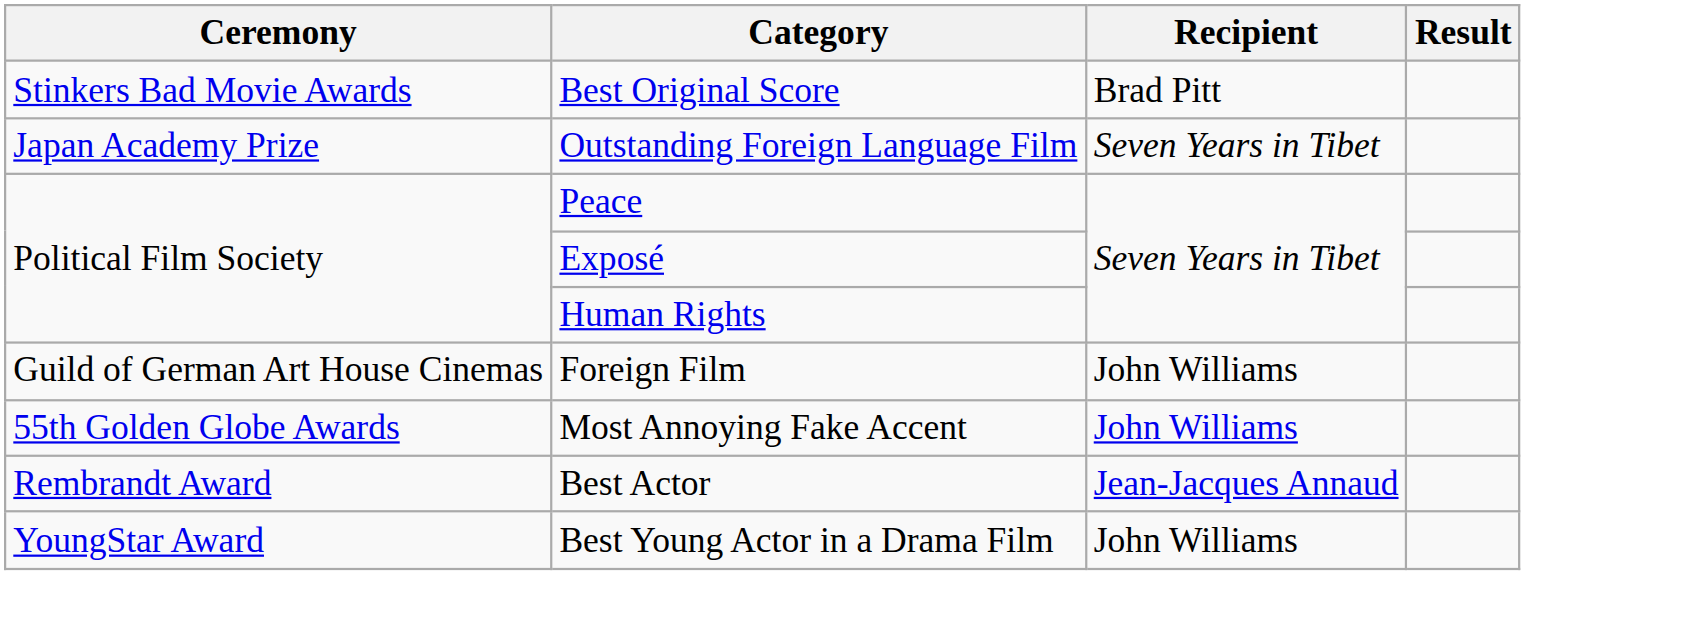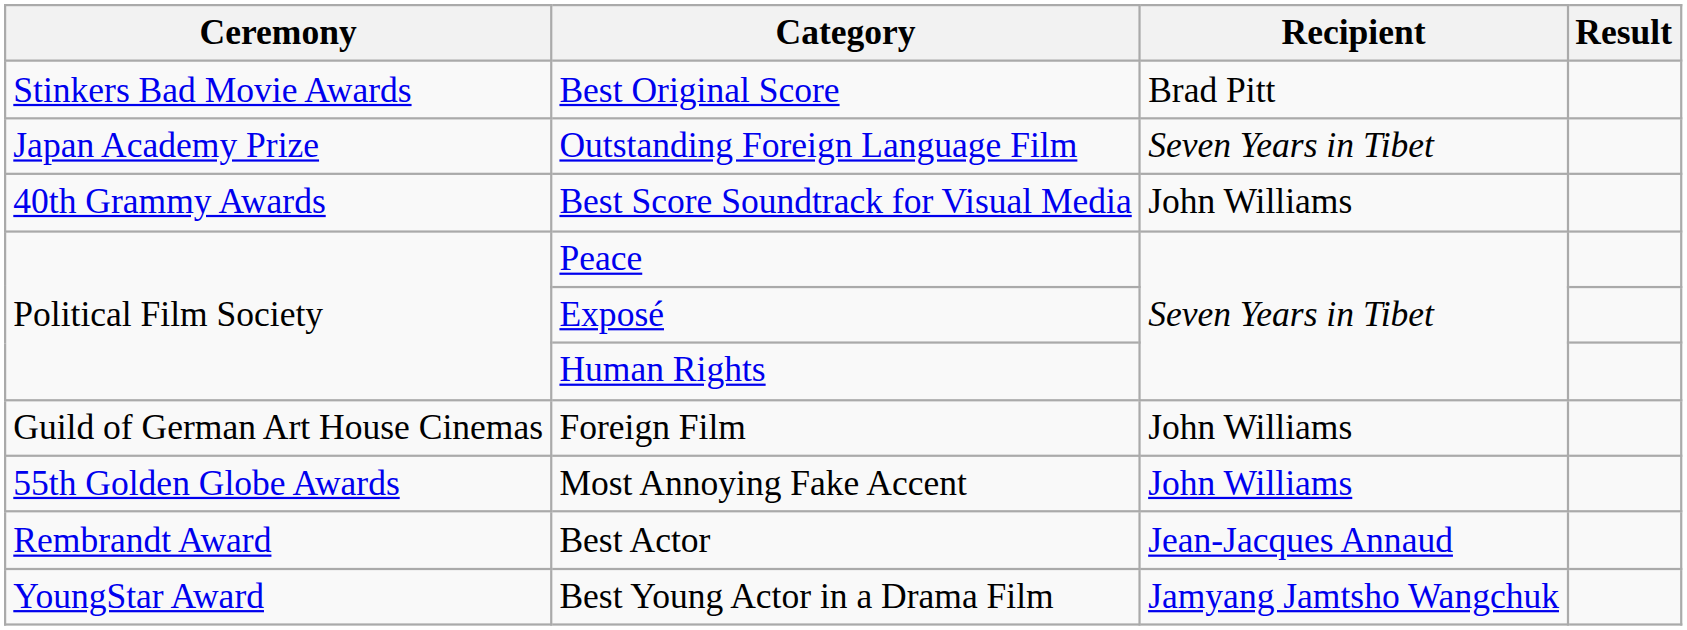+ row: (846, 201)
(1196, 539) John Williams -> (1354, 595) Jamyang Jamtsho Wangchuk
